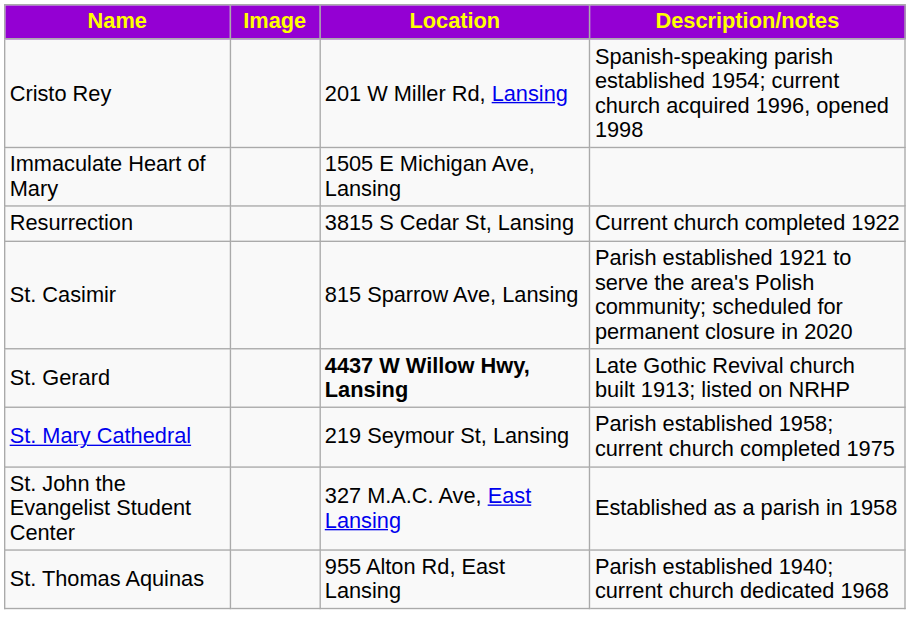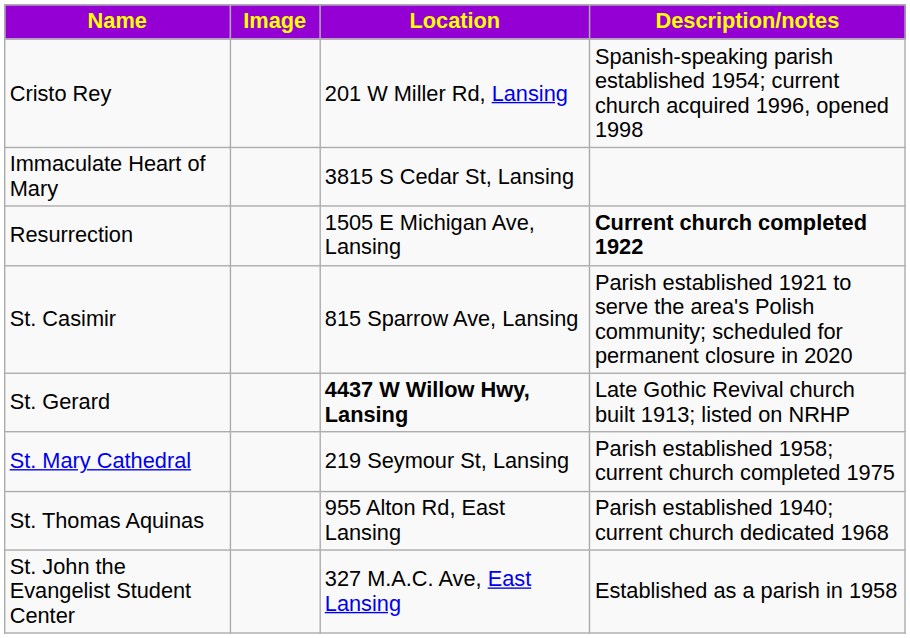(430, 176) 1505 E Michigan Ave, Lansing -> (449, 176) 3815 S Cedar St, Lansing
(449, 223) 3815 S Cedar St, Lansing -> (430, 235) 1505 E Michigan Ave, Lansing
(747, 223) normal -> (731, 235) bold
rows swapped: (100, 508) <-> (107, 579)
